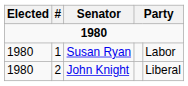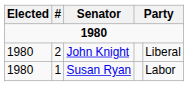rows swapped: (99, 52) <-> (98, 71)
